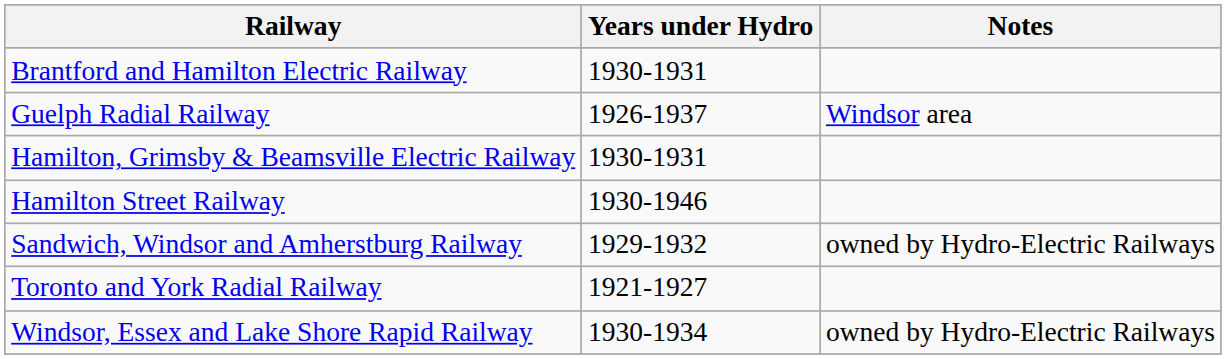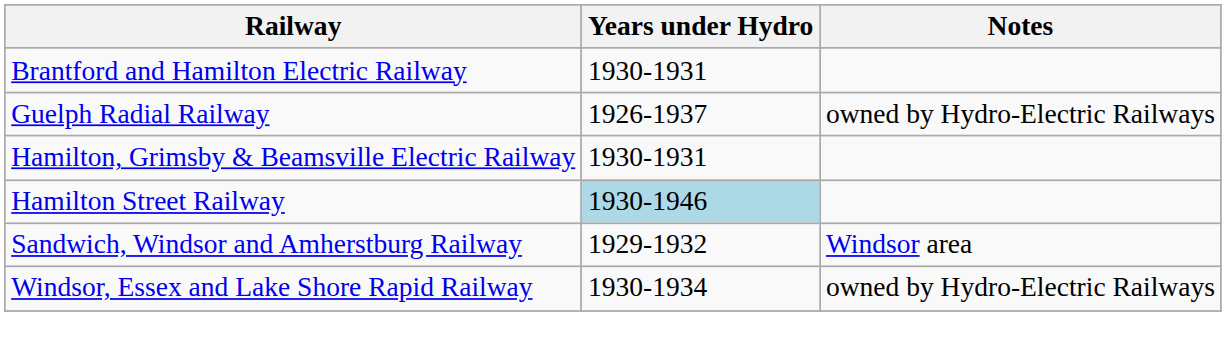(899, 113) Windsor area -> (1020, 113) owned by Hydro-Electric Railways
(648, 200) no background -> (648, 200) lightblue background
(1020, 244) owned by Hydro-Electric Railways -> (899, 244) Windsor area
- row: (196, 288)
